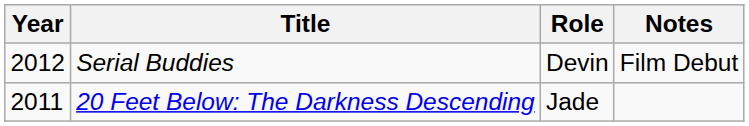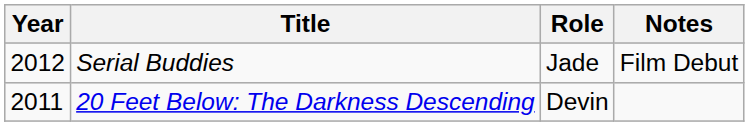(577, 62) Devin -> (573, 62) Jade
(573, 101) Jade -> (577, 101) Devin
